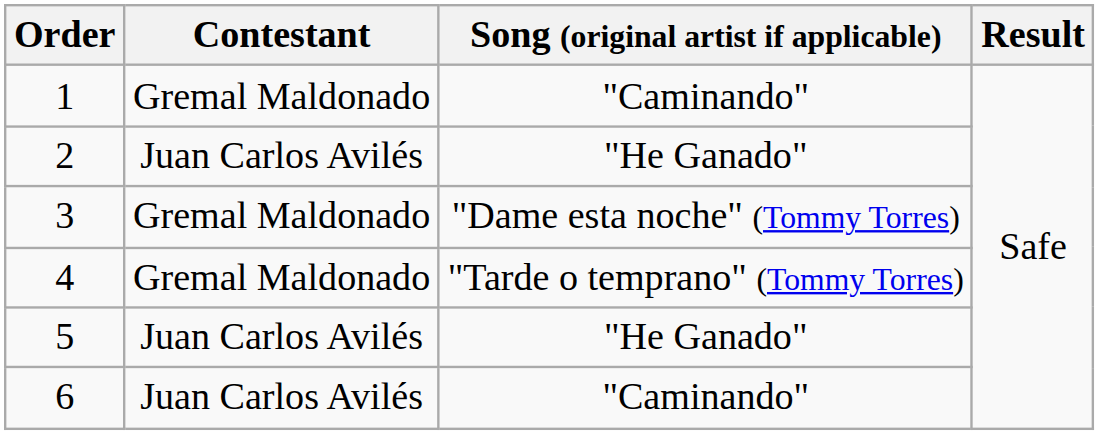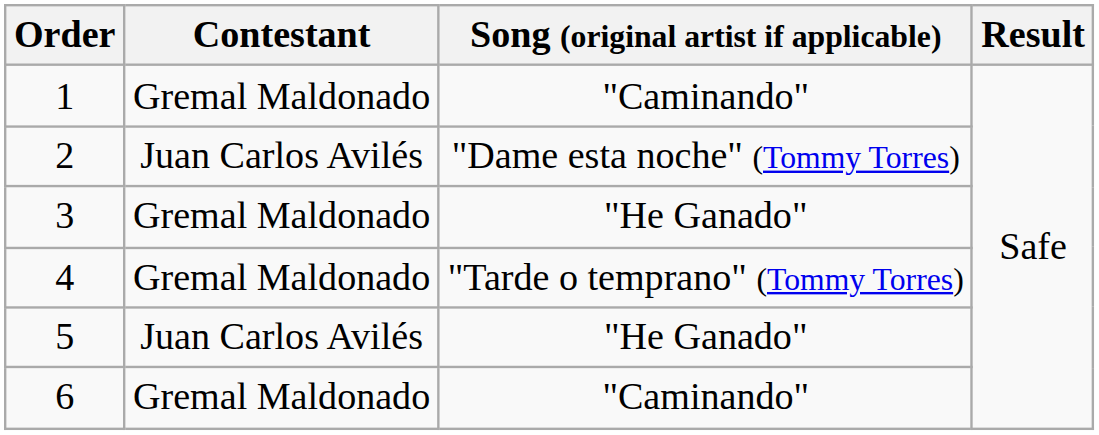(706, 155) "He Ganado" -> (706, 155) "Dame esta noche" (Tommy Torres)
(706, 215) "Dame esta noche" (Tommy Torres) -> (706, 215) "He Ganado"
(282, 397) Juan Carlos Avilés -> (282, 397) Gremal Maldonado
